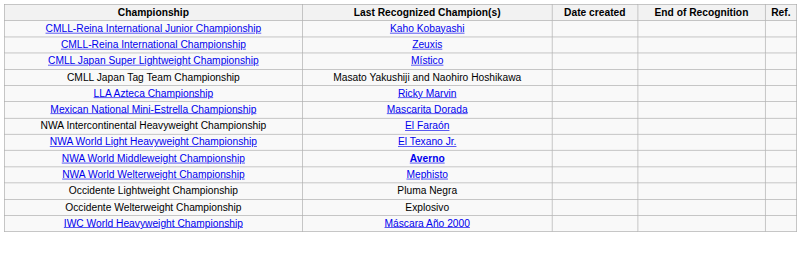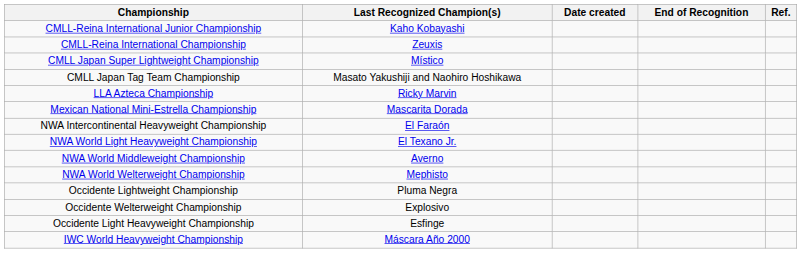(427, 158) bold -> (427, 158) normal
+ row: (153, 223)
